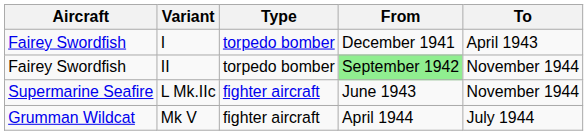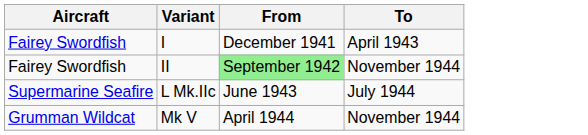- column: (279, 17)
(523, 92) November 1944 -> (381, 92) July 1944
(500, 117) July 1944 -> (404, 117) November 1944
